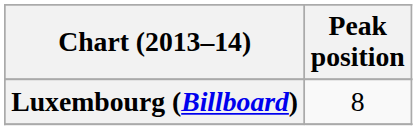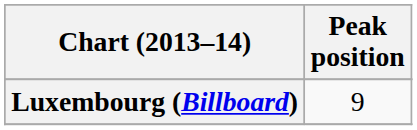(358, 101) 8 -> (358, 101) 9
